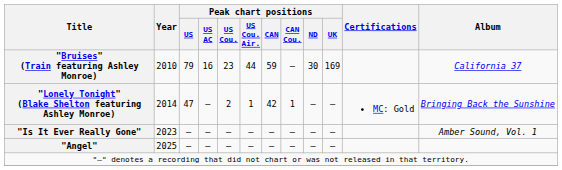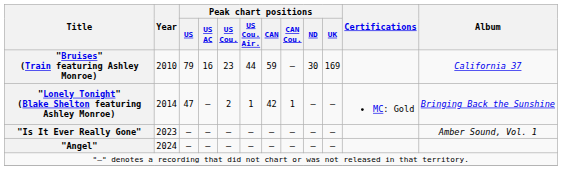(167, 146) 2025 -> (167, 146) 2024
